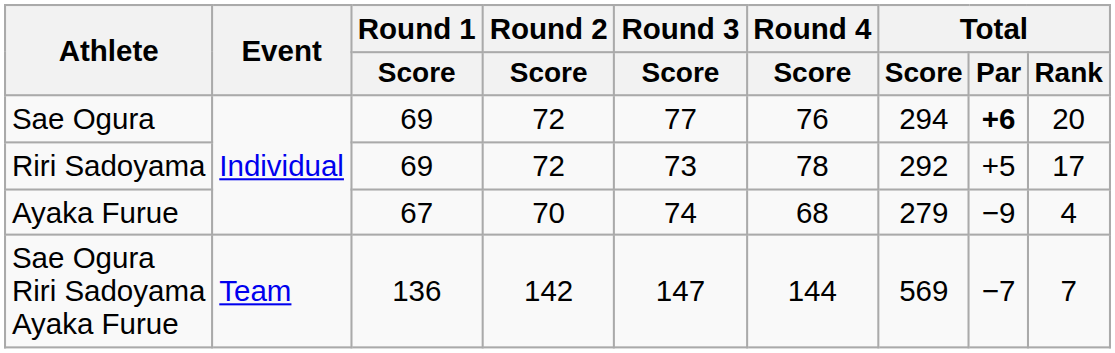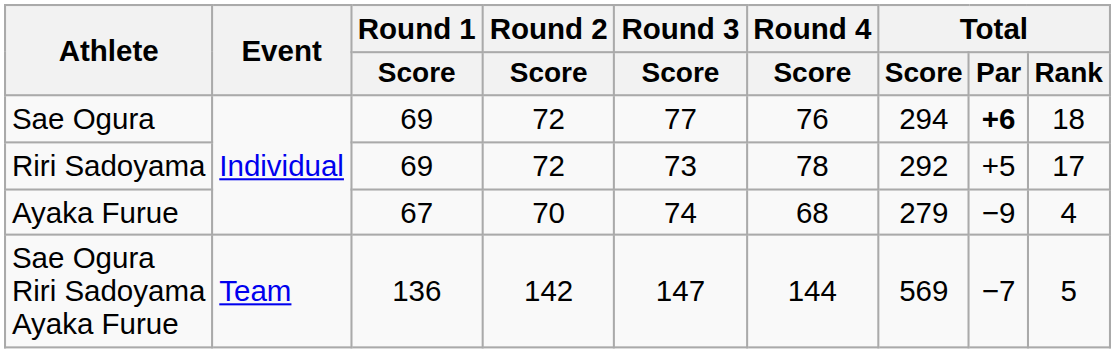(1069, 119) 20 -> (1069, 119) 18
(1069, 292) 7 -> (1069, 292) 5
